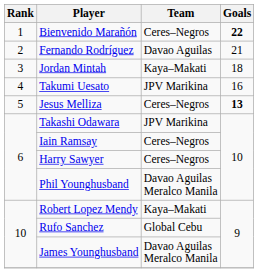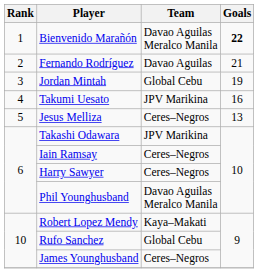(176, 31) Ceres–Negros -> (181, 38) Davao Aguilas Meralco Manila
(175, 68) Kaya–Makati -> (173, 81) Global Cebu
(237, 68) 18 -> (237, 81) 19
(237, 104) bold -> (237, 117) normal
(181, 252) Davao Aguilas Meralco Manila -> (176, 258) Ceres–Negros
